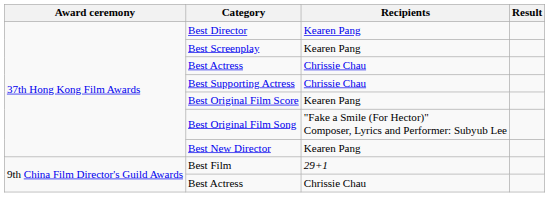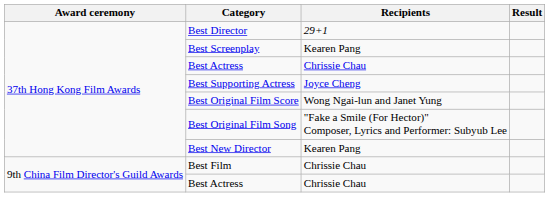(332, 30) Kearen Pang -> (316, 30) 29+1
(335, 83) Chrissie Chau -> (332, 83) Joyce Cheng
(332, 100) Kearen Pang -> (373, 100) Wong Ngai-lun and Janet Yung
(316, 165) 29+1 -> (335, 165) Chrissie Chau
